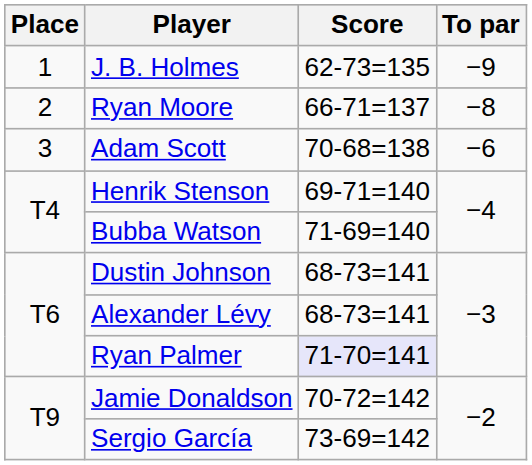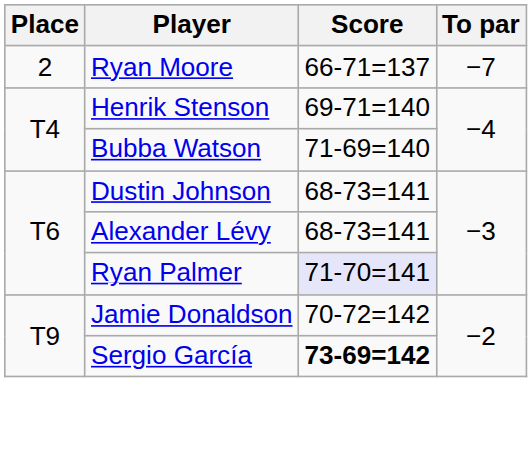- row: (165, 66)
(481, 107) −8 -> (481, 66) −7
- row: (158, 149)
(367, 438) normal -> (367, 356) bold
